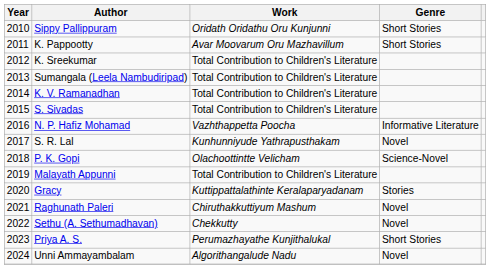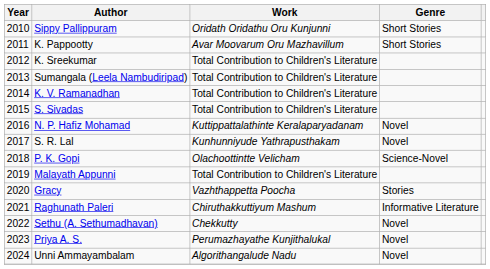(244, 126) Vazhthappetta Poocha -> (278, 126) Kuttippattalathinte Keralaparyadanam
(430, 126) Informative Literature -> (395, 126) Novel
(278, 191) Kuttippattalathinte Keralaparyadanam -> (244, 191) Vazhthappetta Poocha
(395, 207) Novel -> (430, 207) Informative Literature
(412, 239) Short Stories -> (395, 239) Novel
